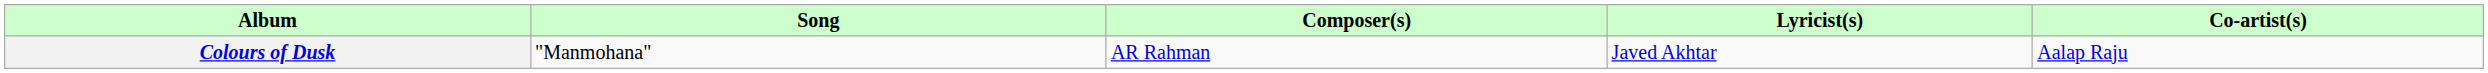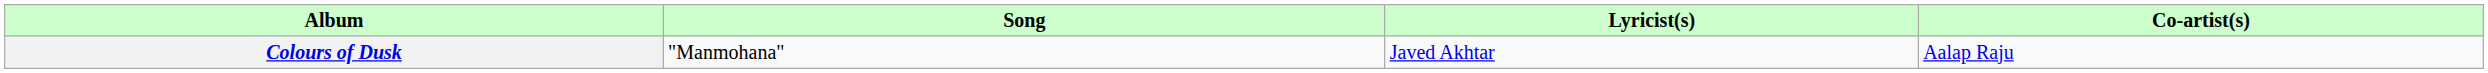- column: (1357, 20)
